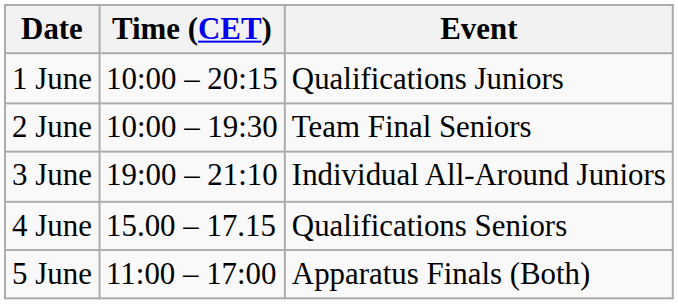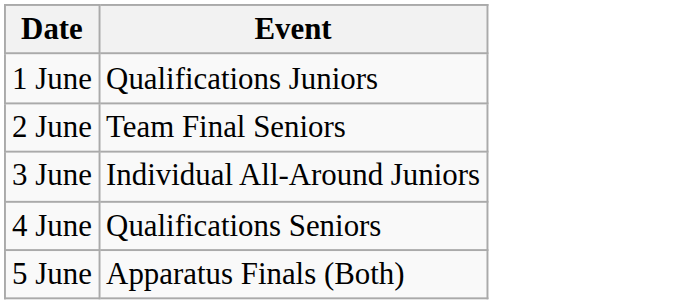- column: (192, 28)
